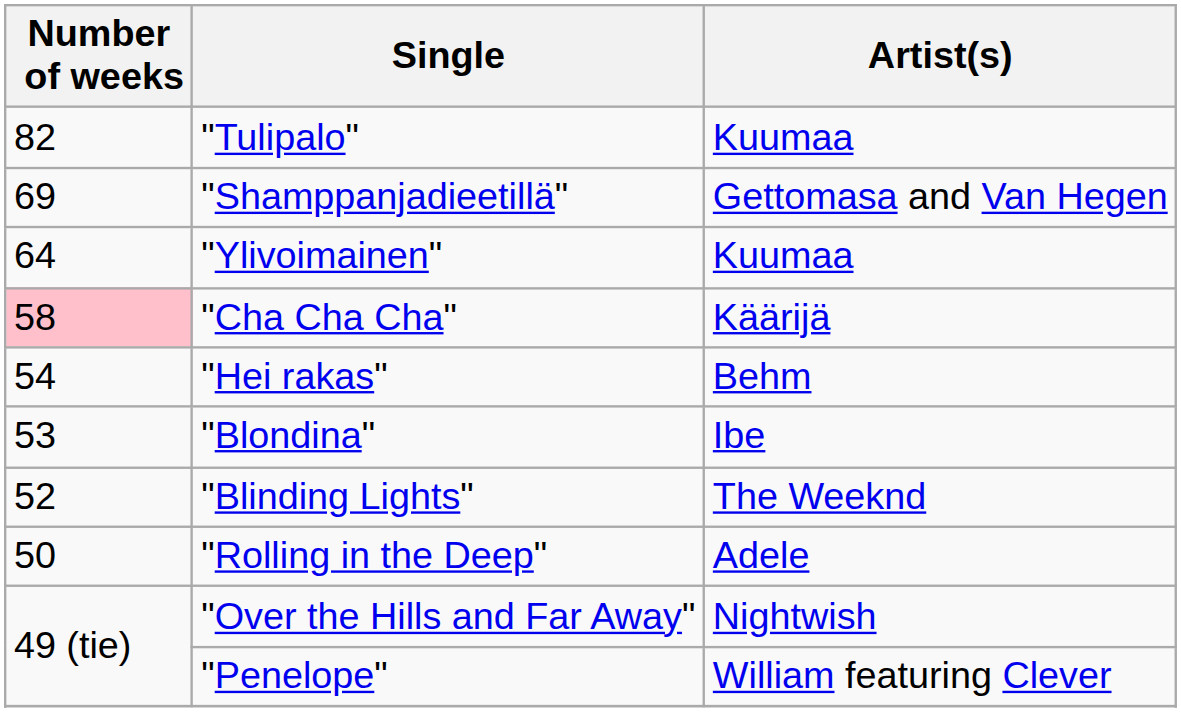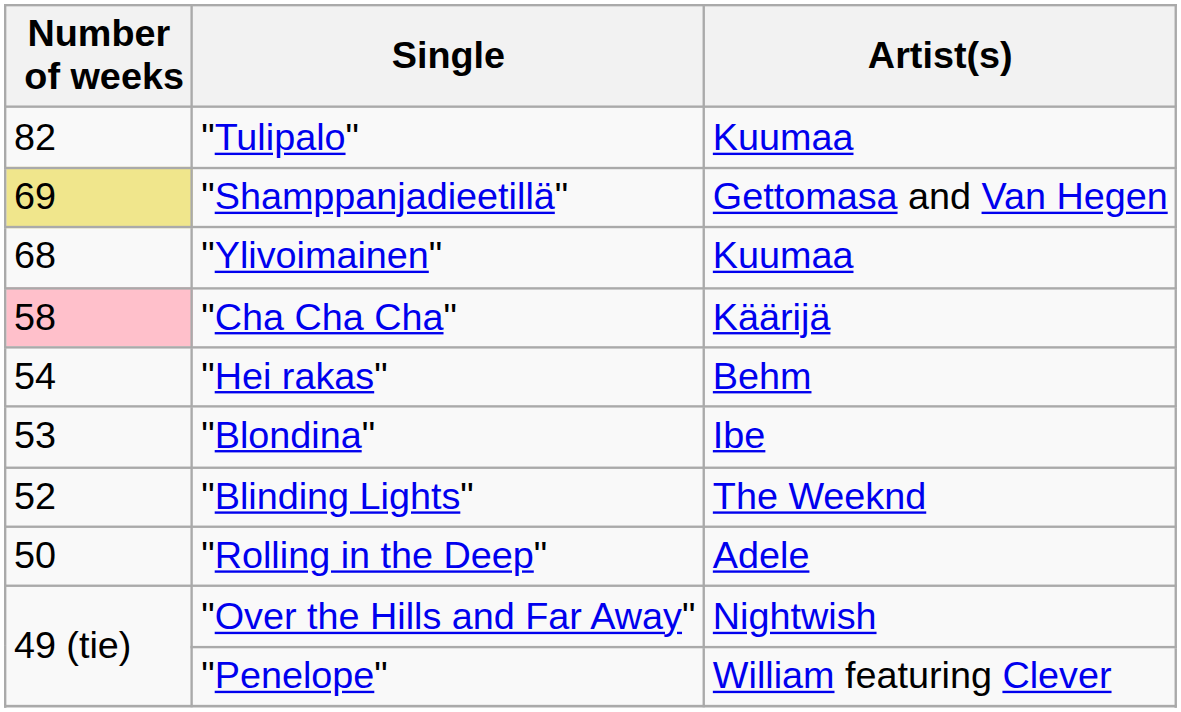(35, 196) no background -> (35, 196) khaki background
(35, 256) 64 -> (35, 256) 68
